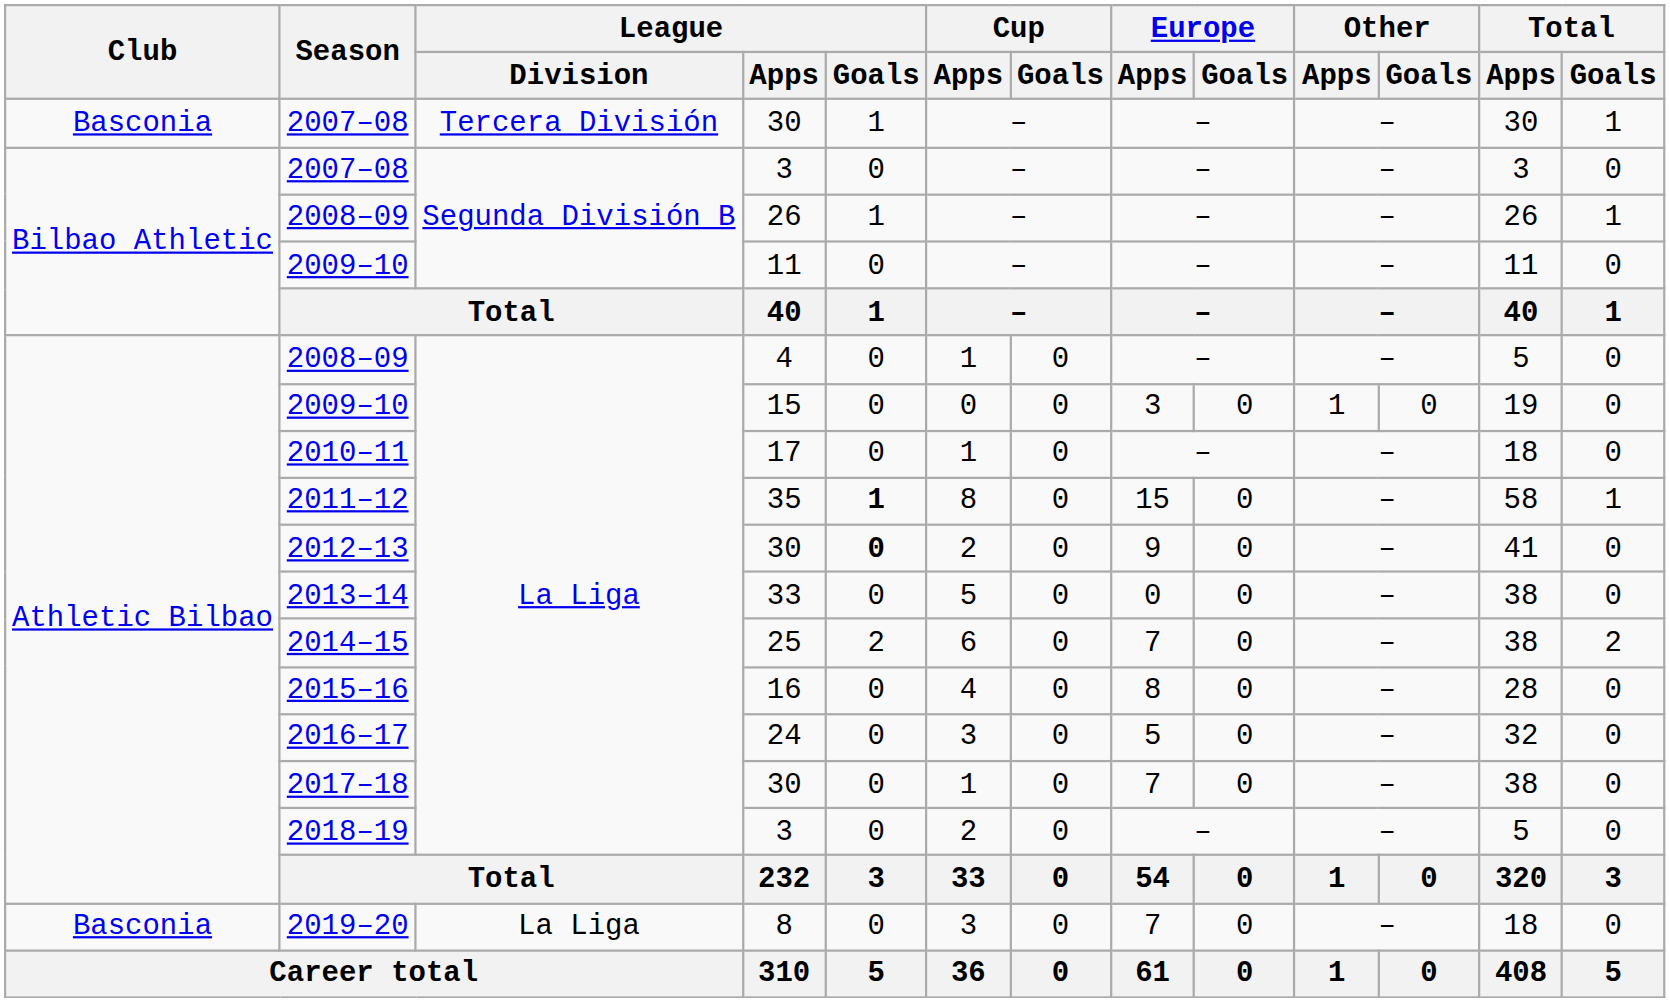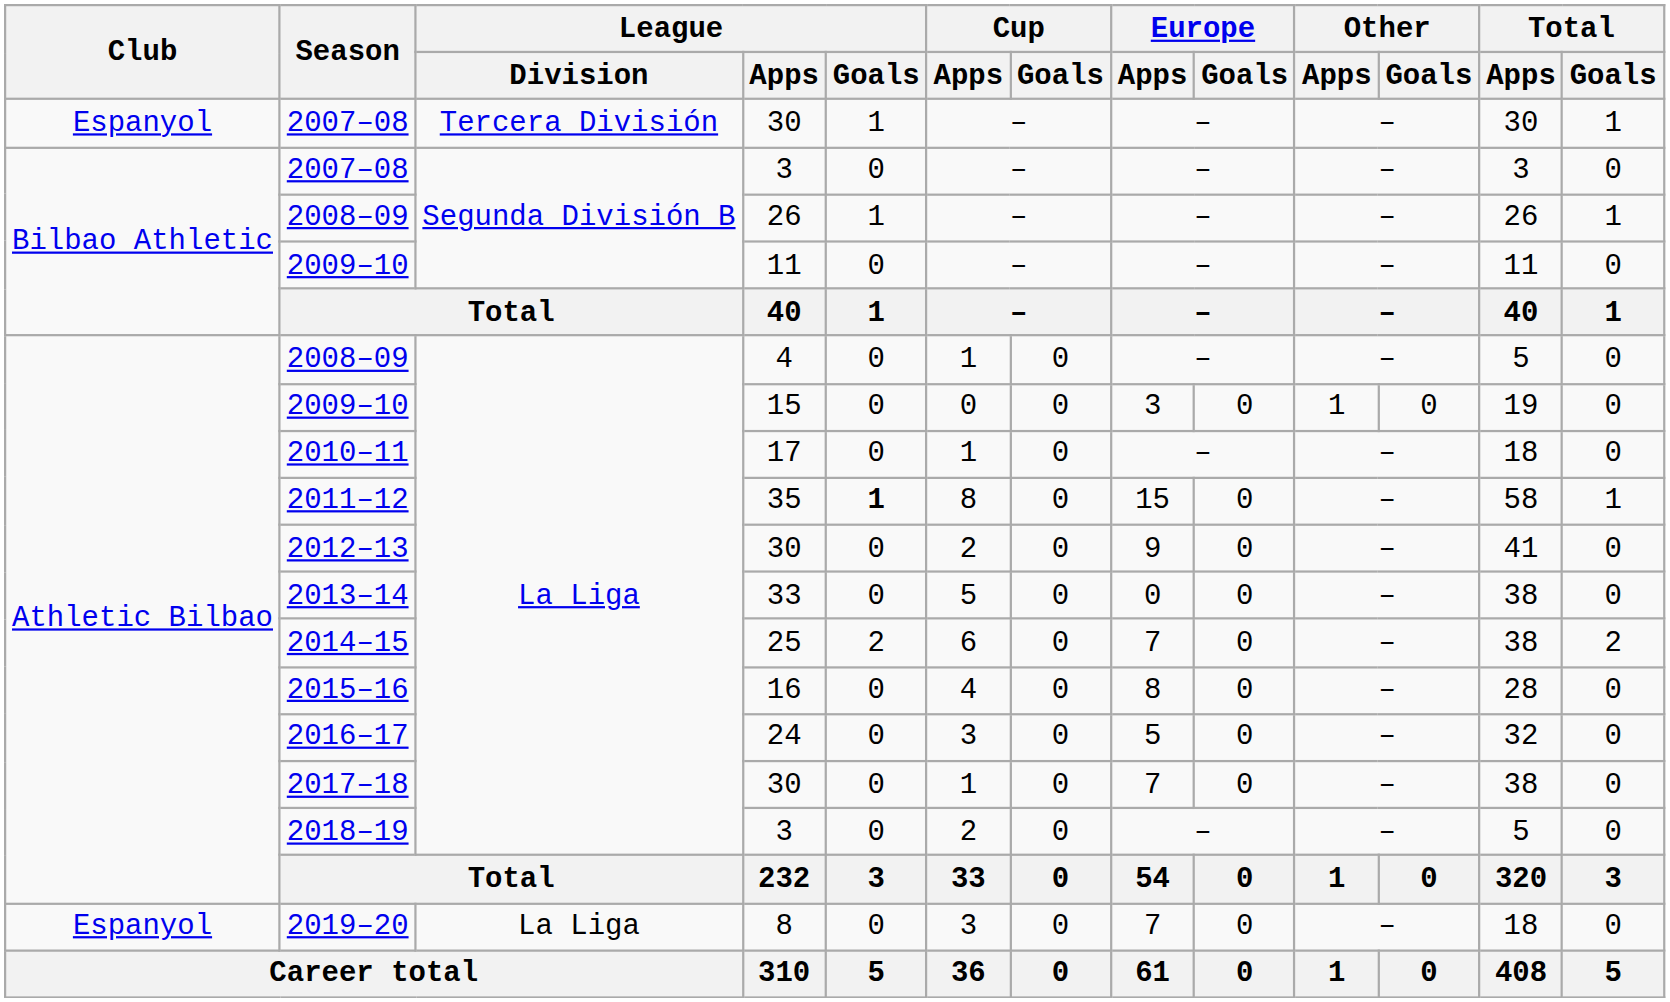(142, 123) Basconia -> (142, 123) Espanyol
(876, 548) bold -> (876, 548) normal
(142, 926) Basconia -> (142, 926) Espanyol
